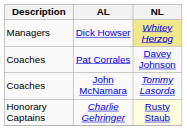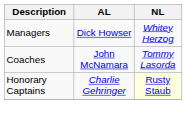(157, 33) khaki background -> (158, 33) no background
- row: (103, 59)
